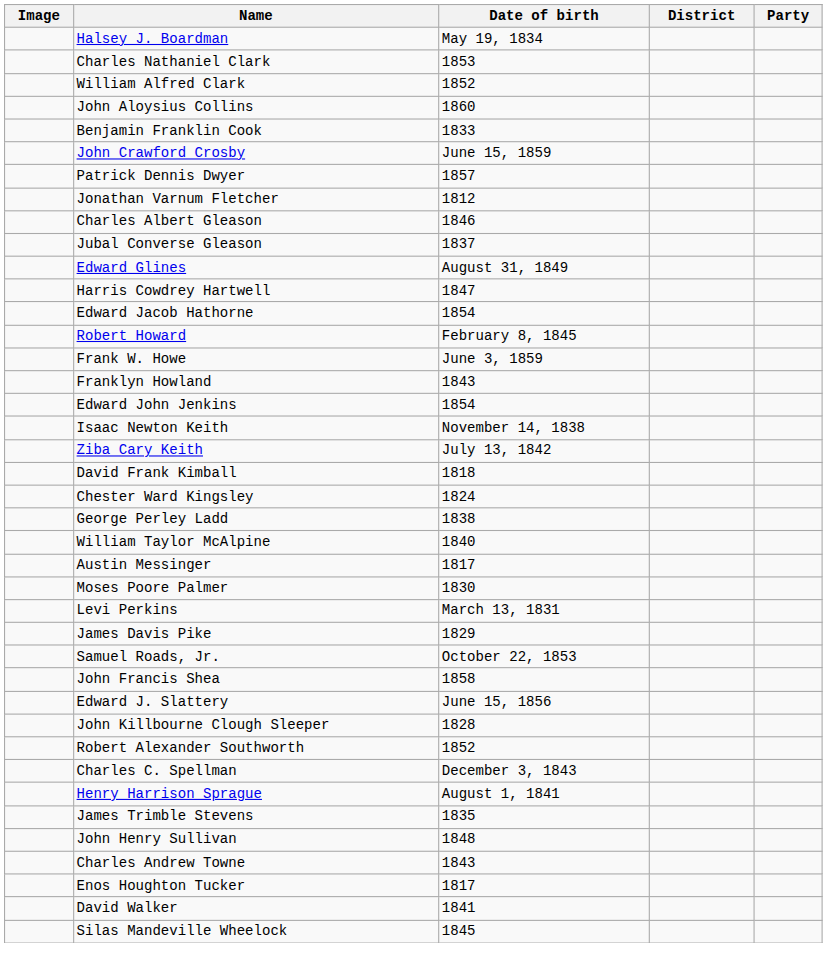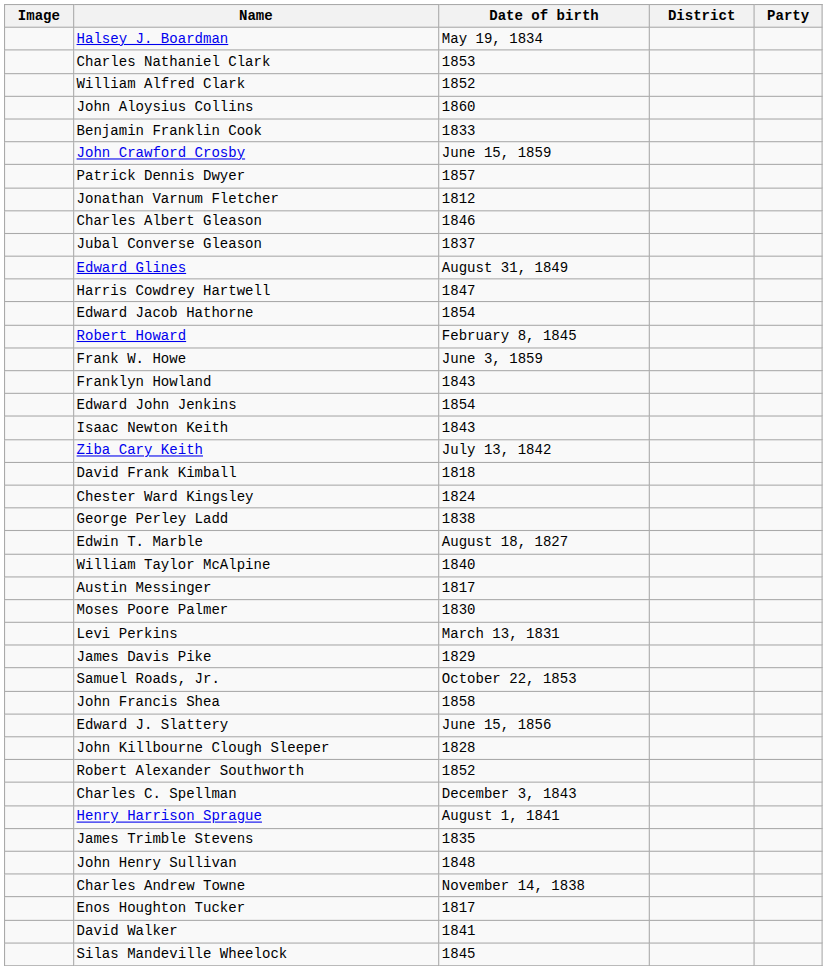(513, 428) November 14, 1838 -> (459, 428) 1843
+ row: (140, 542)
(459, 863) 1843 -> (513, 886) November 14, 1838
